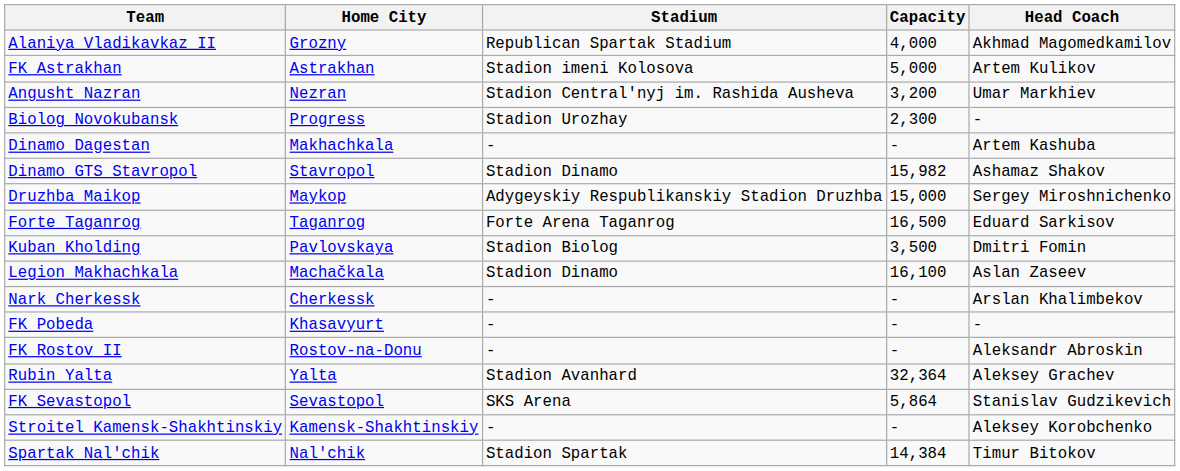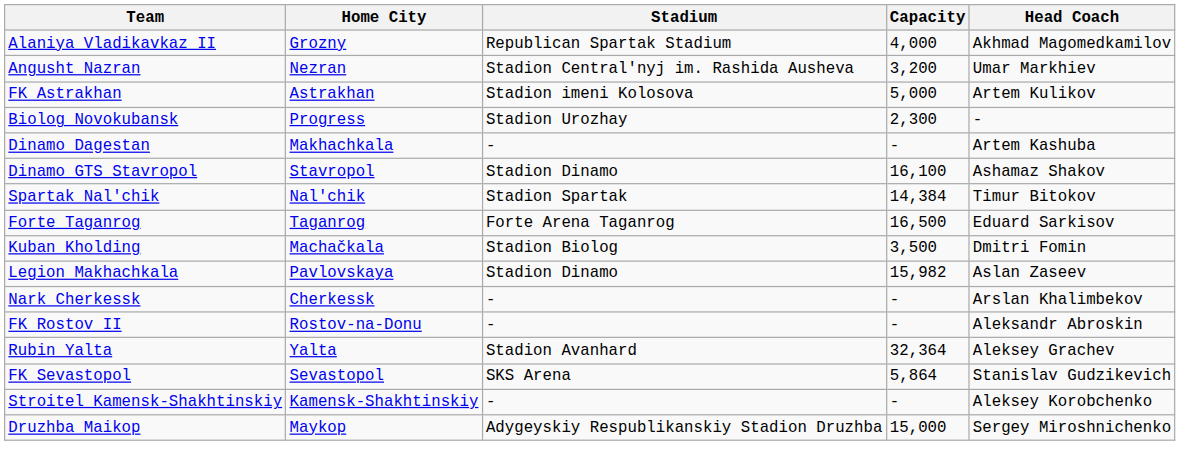rows swapped: (74, 94) <-> (65, 69)
(918, 171) 15,982 -> (918, 171) 16,100
rows swapped: (74, 197) <-> (84, 453)
(342, 248) Pavlovskaya -> (337, 248) Machačkala
(337, 274) Machačkala -> (342, 274) Pavlovskaya
(918, 274) 16,100 -> (918, 274) 15,982
- row: (51, 325)
